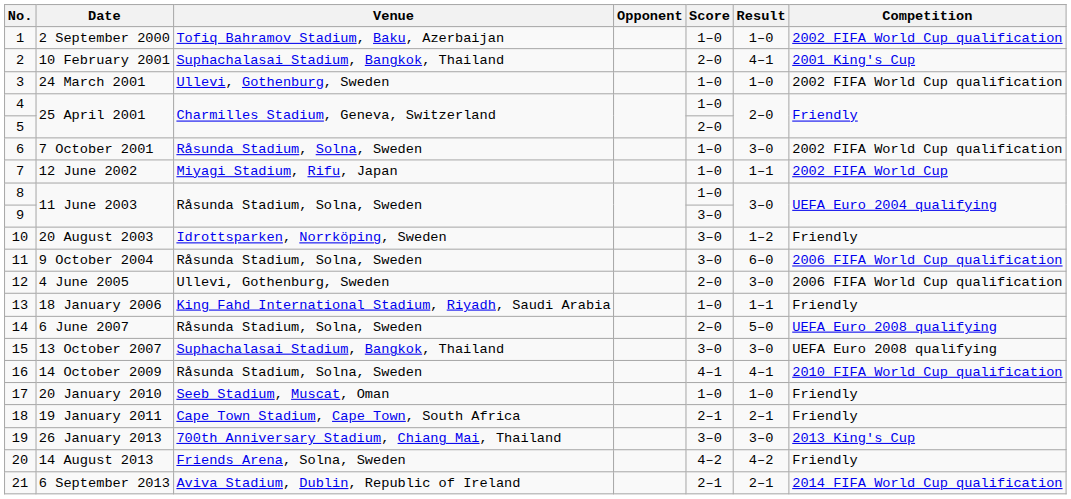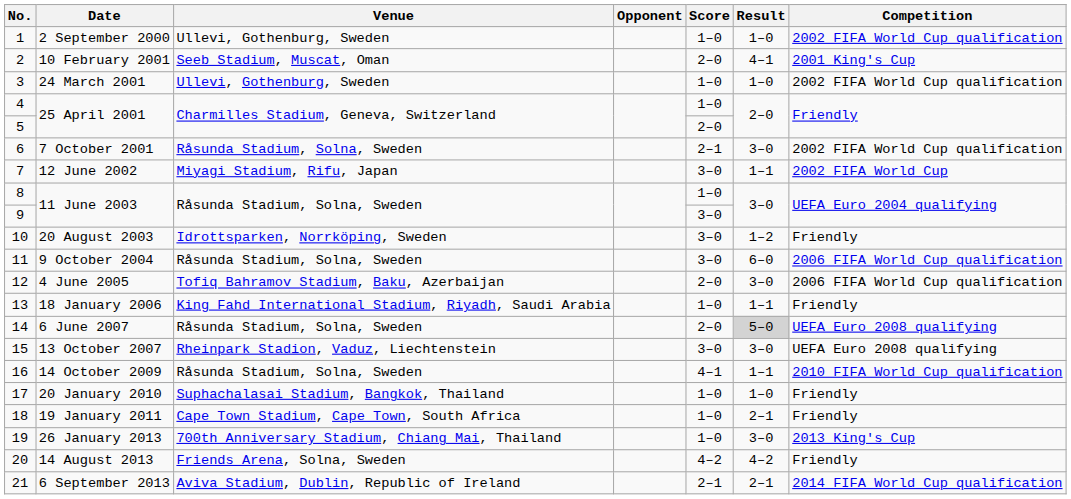(340, 38) Tofiq Bahramov Stadium, Baku, Azerbaijan -> (283, 38) Ullevi, Gothenburg, Sweden
(340, 60) Suphachalasai Stadium, Bangkok, Thailand -> (283, 60) Seeb Stadium, Muscat, Oman
(710, 149) 1–0 -> (710, 149) 2–1
(710, 171) 1–0 -> (710, 171) 3–0
(283, 283) Ullevi, Gothenburg, Sweden -> (340, 283) Tofiq Bahramov Stadium, Baku, Azerbaijan
(761, 327) no background -> (761, 327) lightgrey background
(340, 349) Suphachalasai Stadium, Bangkok, Thailand -> (336, 349) Rheinpark Stadion, Vaduz, Liechtenstein
(761, 372) 4–1 -> (761, 372) 1–1
(283, 394) Seeb Stadium, Muscat, Oman -> (340, 394) Suphachalasai Stadium, Bangkok, Thailand
(710, 416) 2–1 -> (710, 416) 1–0
(710, 438) 3–0 -> (710, 438) 1–0
